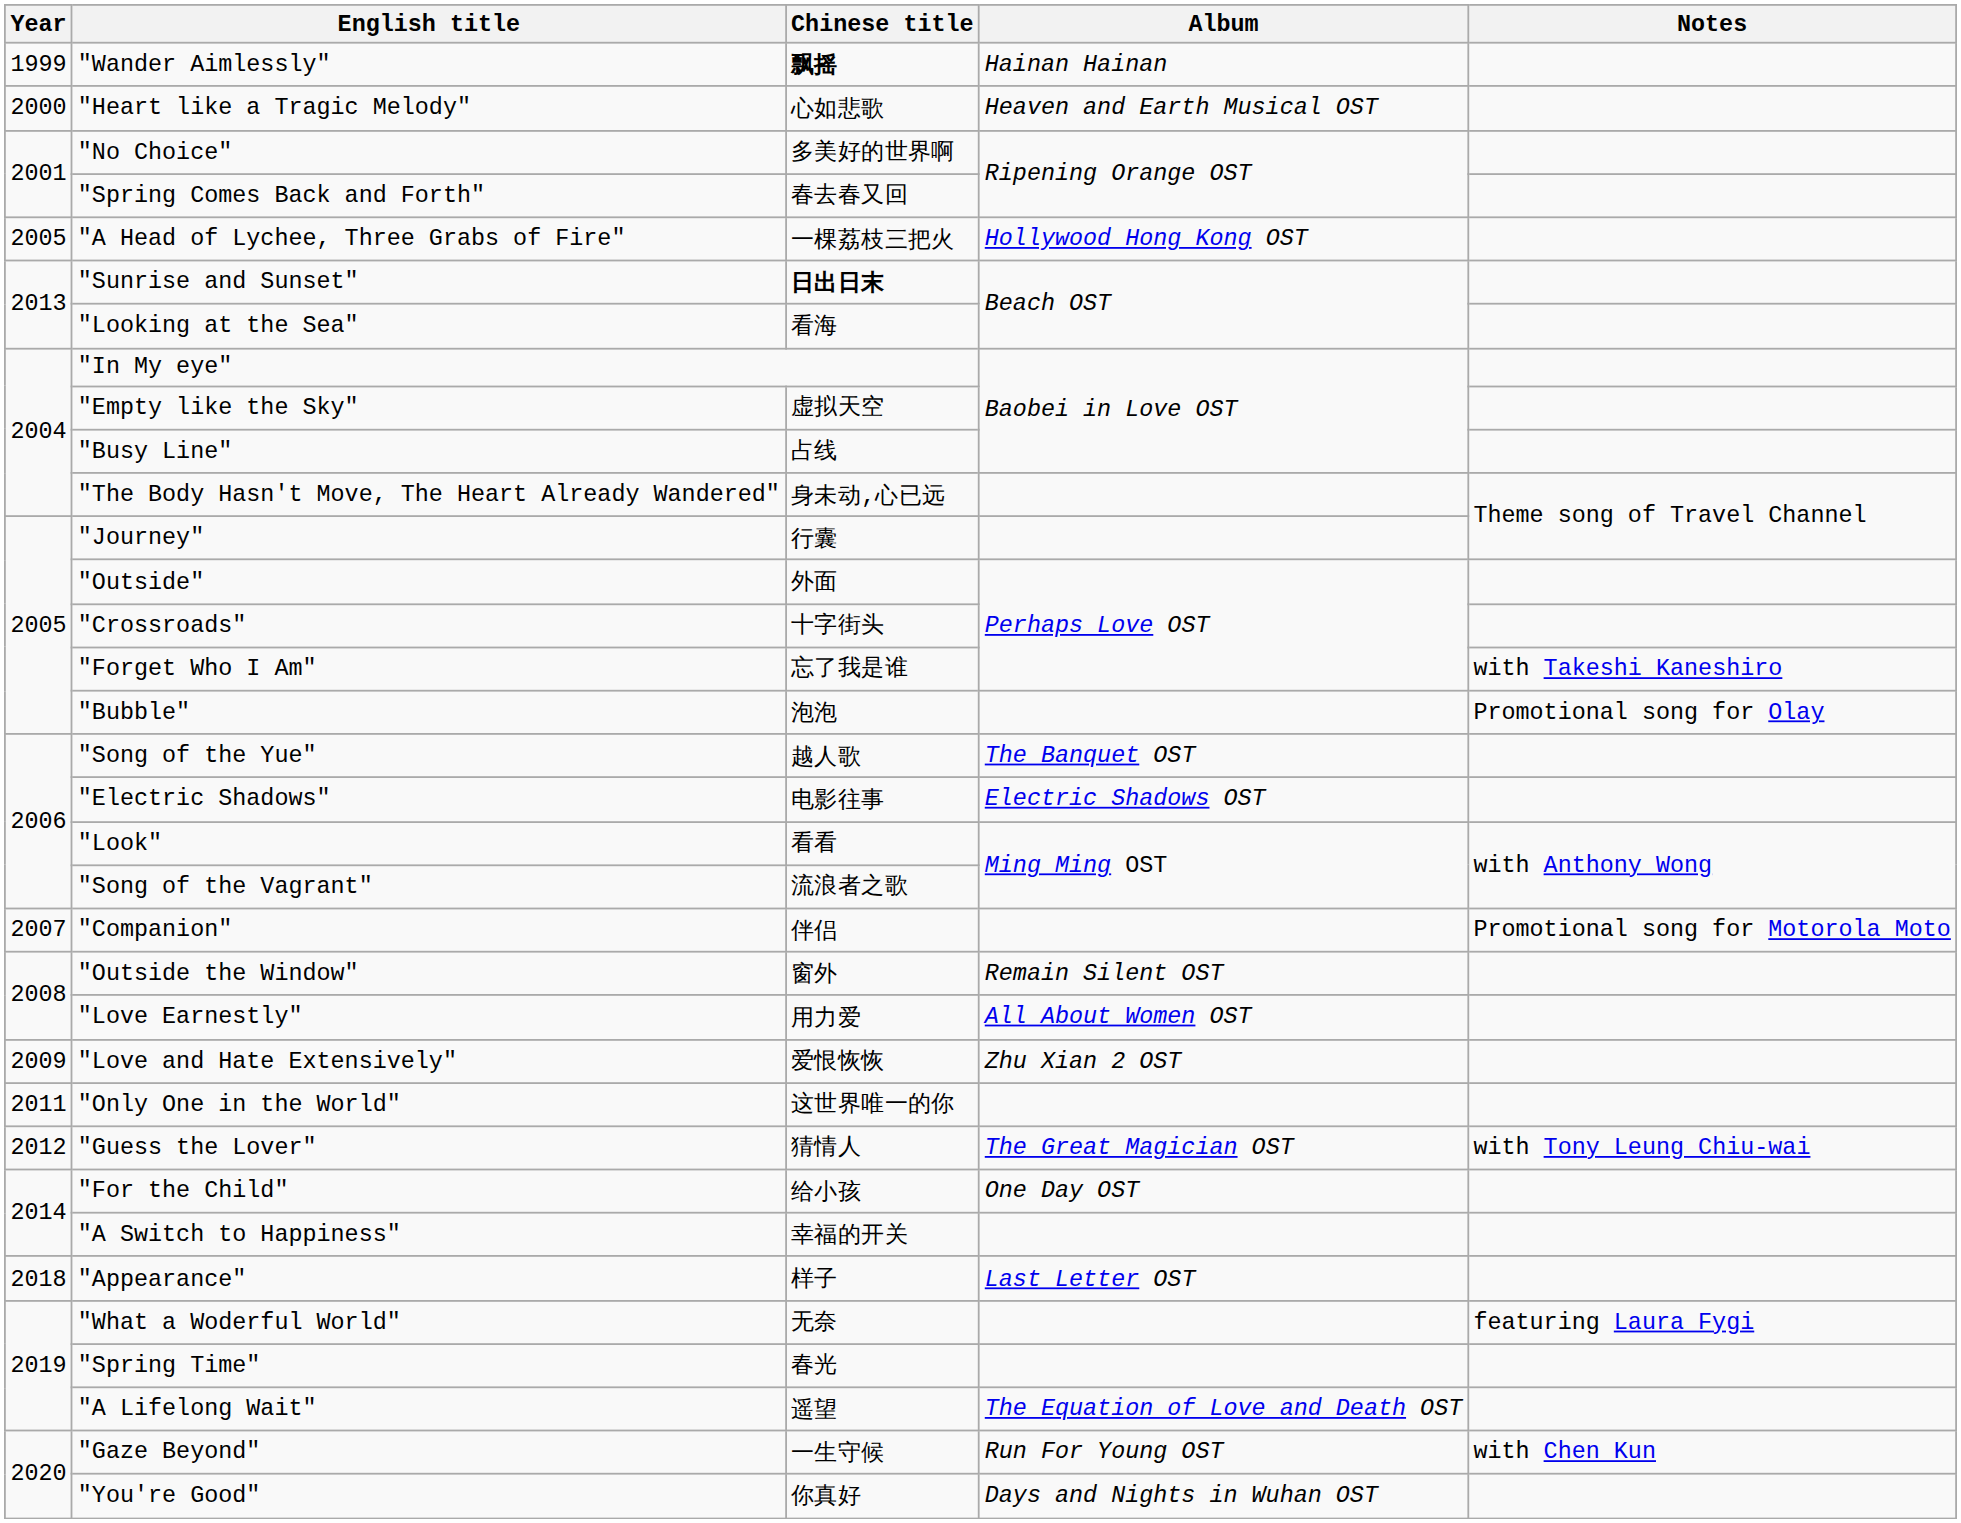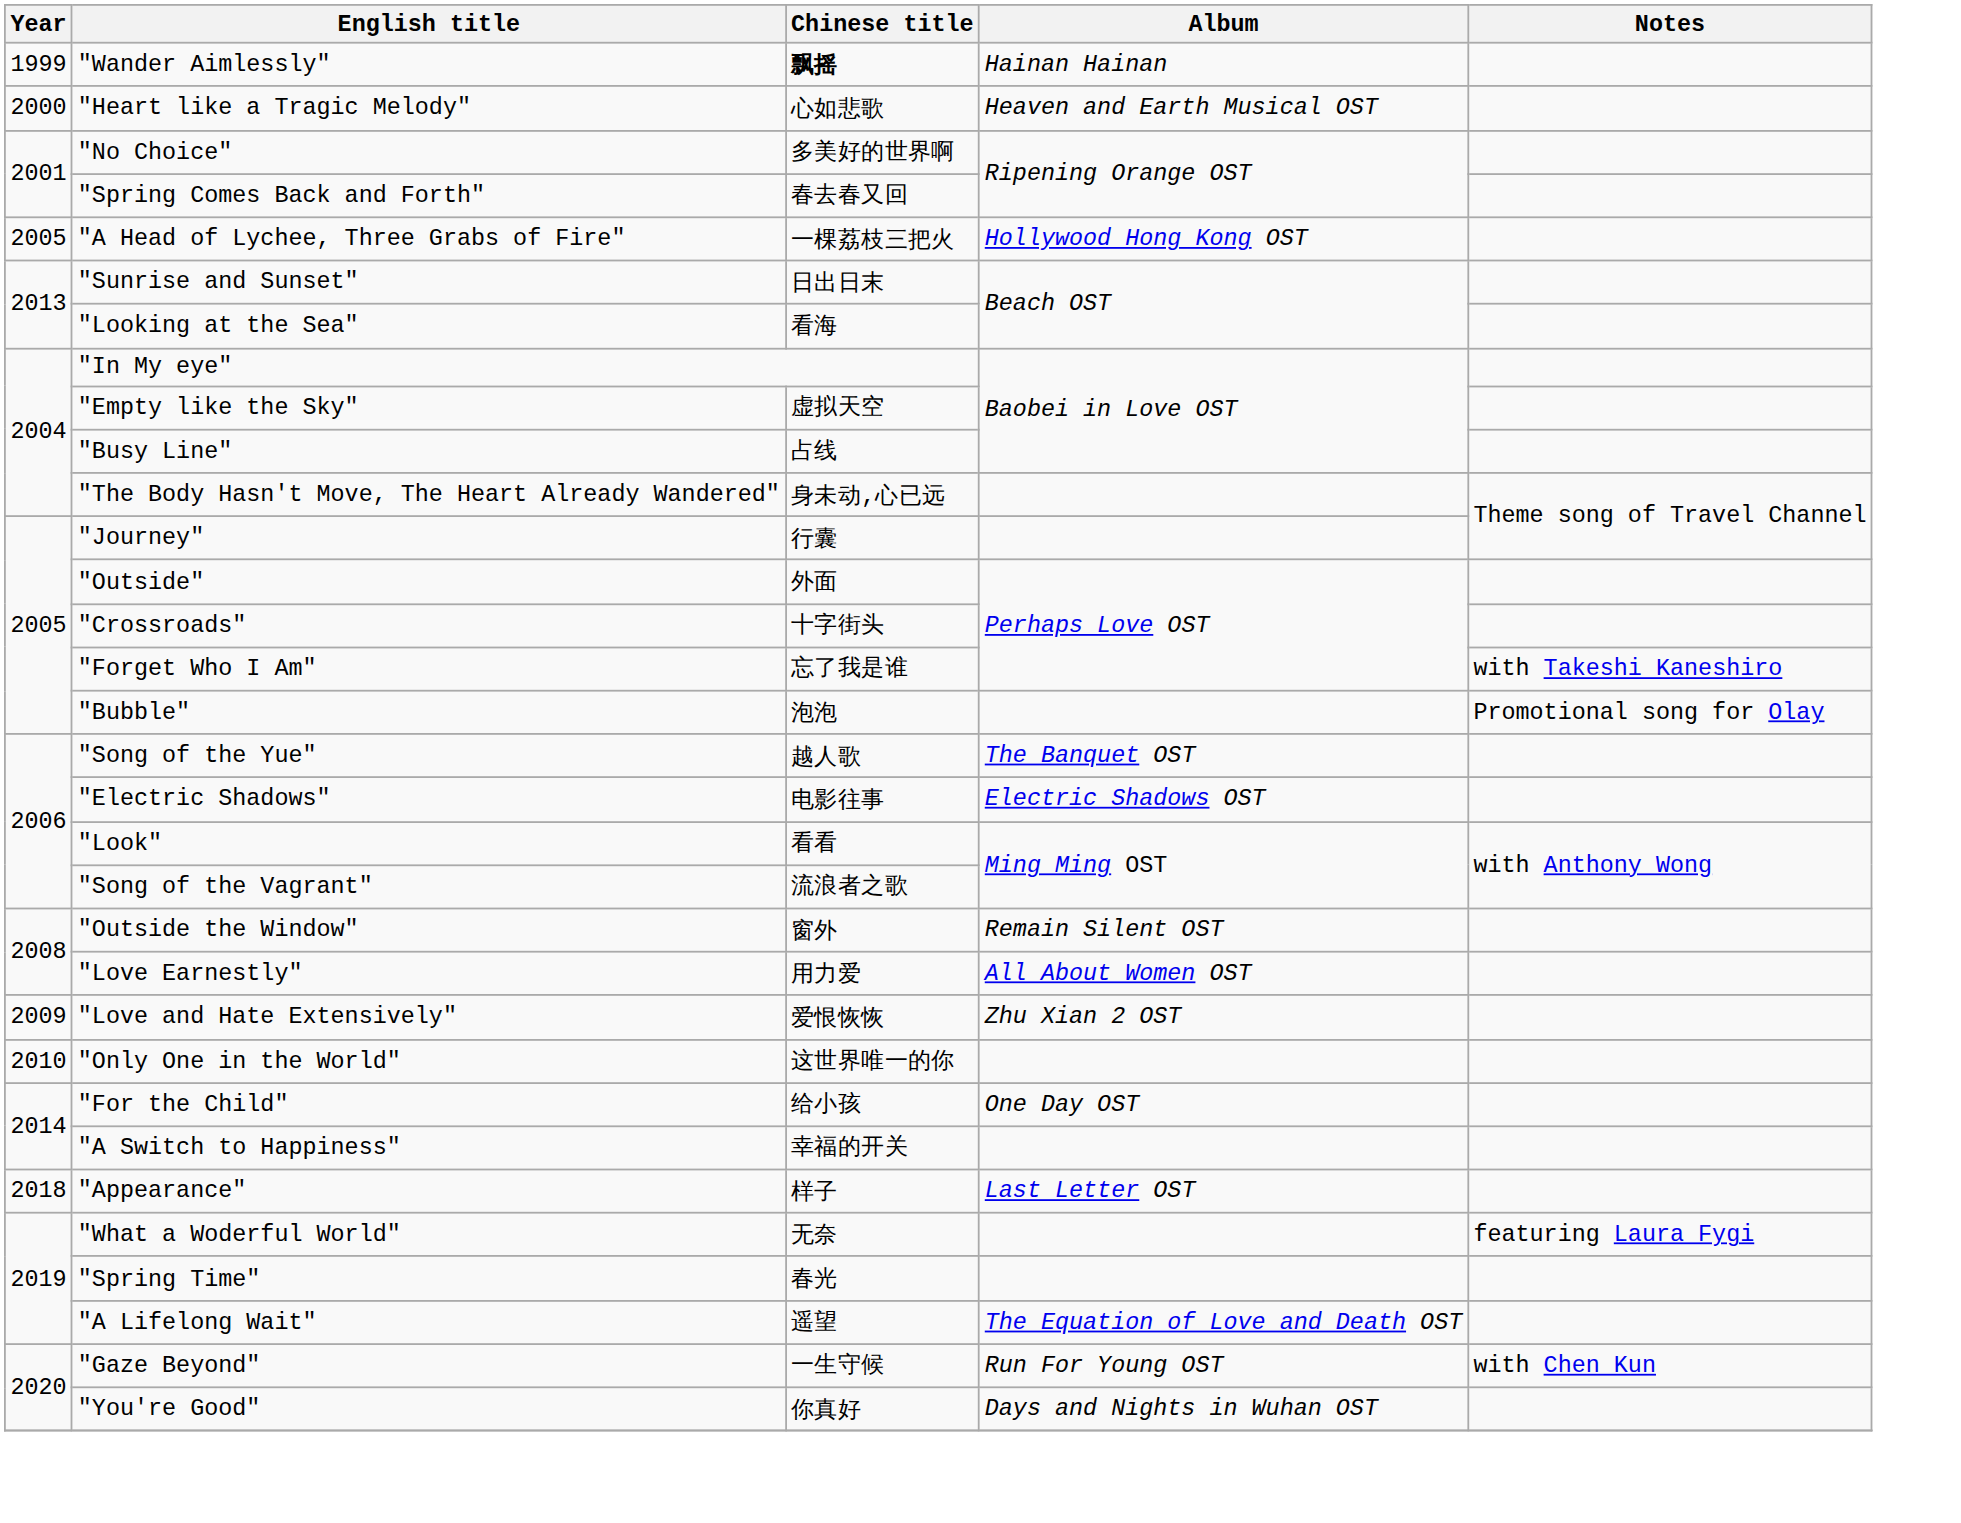(838, 283) bold -> (838, 283) normal
- row: (155, 930)
(39, 1104) 2011 -> (39, 1061) 2010
- row: (197, 1148)
